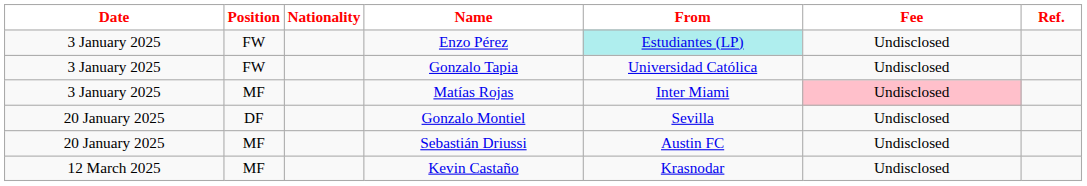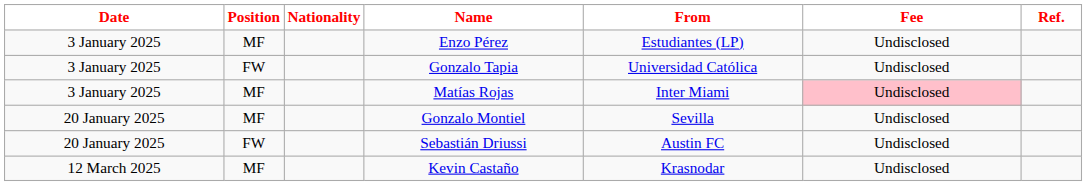(254, 42) FW -> (254, 42) MF
(693, 42) paleturquoise background -> (693, 42) no background
(254, 118) DF -> (254, 118) MF
(254, 143) MF -> (254, 143) FW
